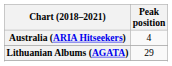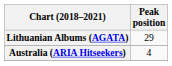rows swapped: (67, 38) <-> (67, 53)
